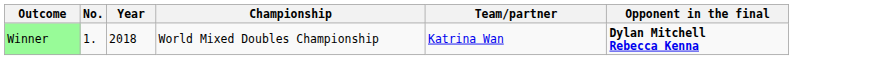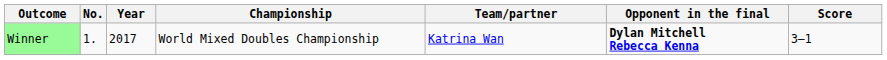+ column: (835, 14)
(123, 39) 2018 -> (123, 39) 2017
